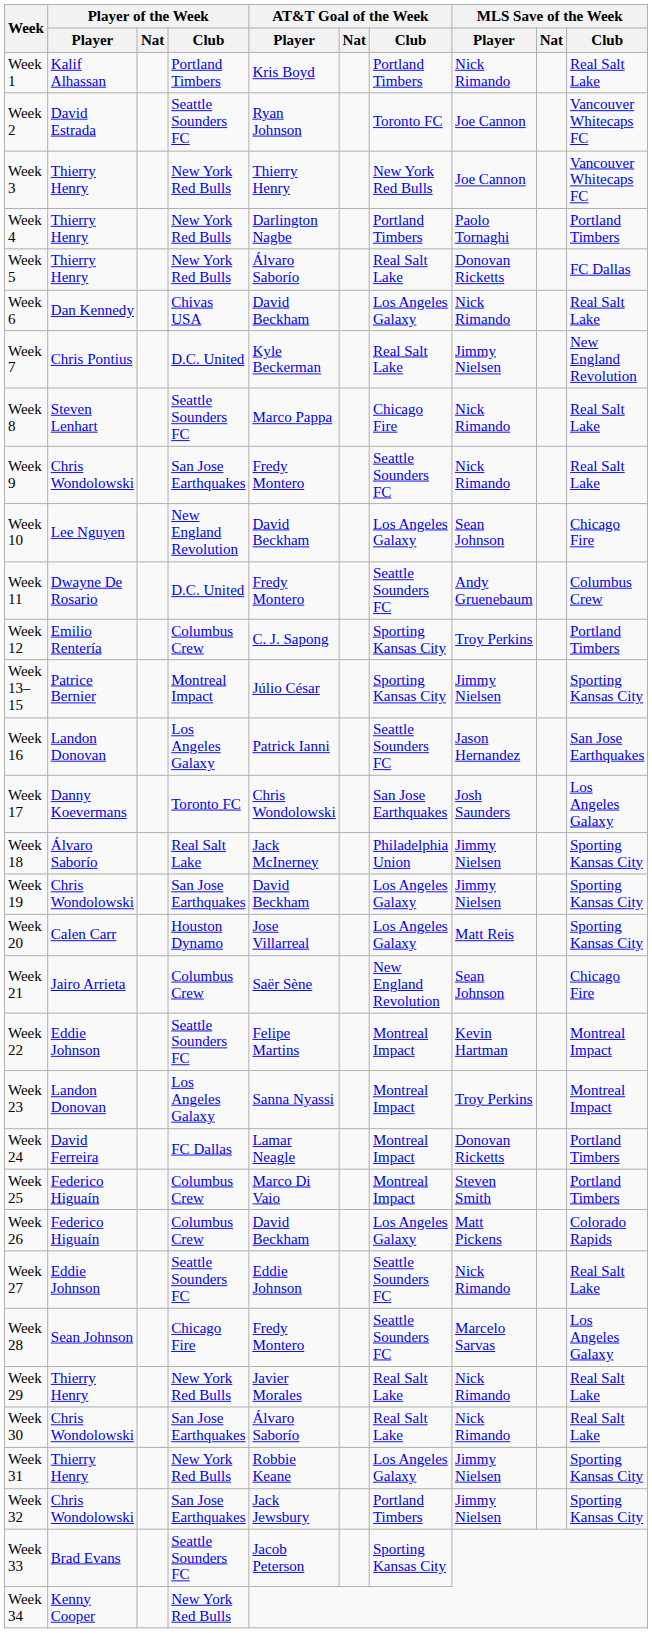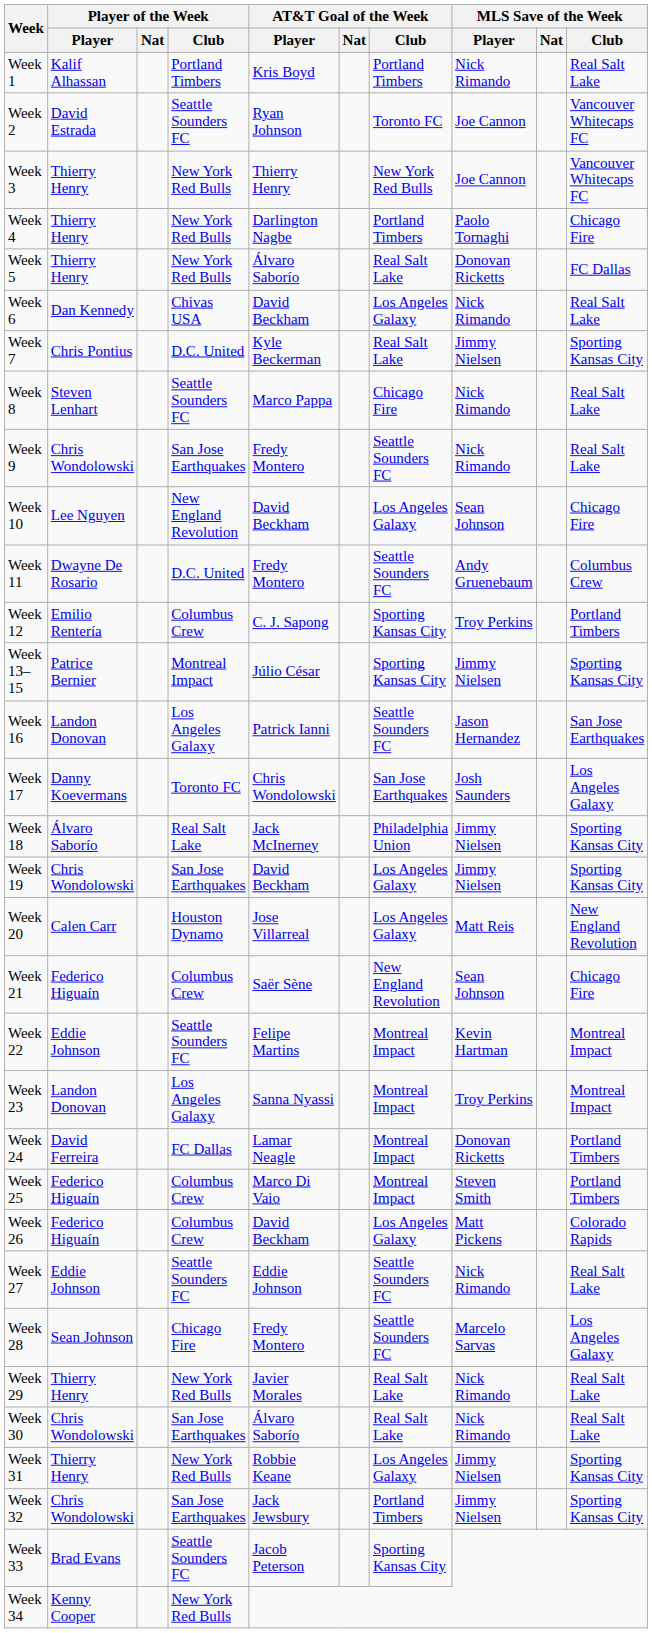(595, 228) Portland Timbers -> (595, 228) Chicago Fire
(603, 359) New England Revolution -> (607, 351) Sporting Kansas City
(607, 934) Sporting Kansas City -> (603, 926) New England Revolution
(88, 984) Jairo Arrieta -> (77, 984) Federico Higuaín
